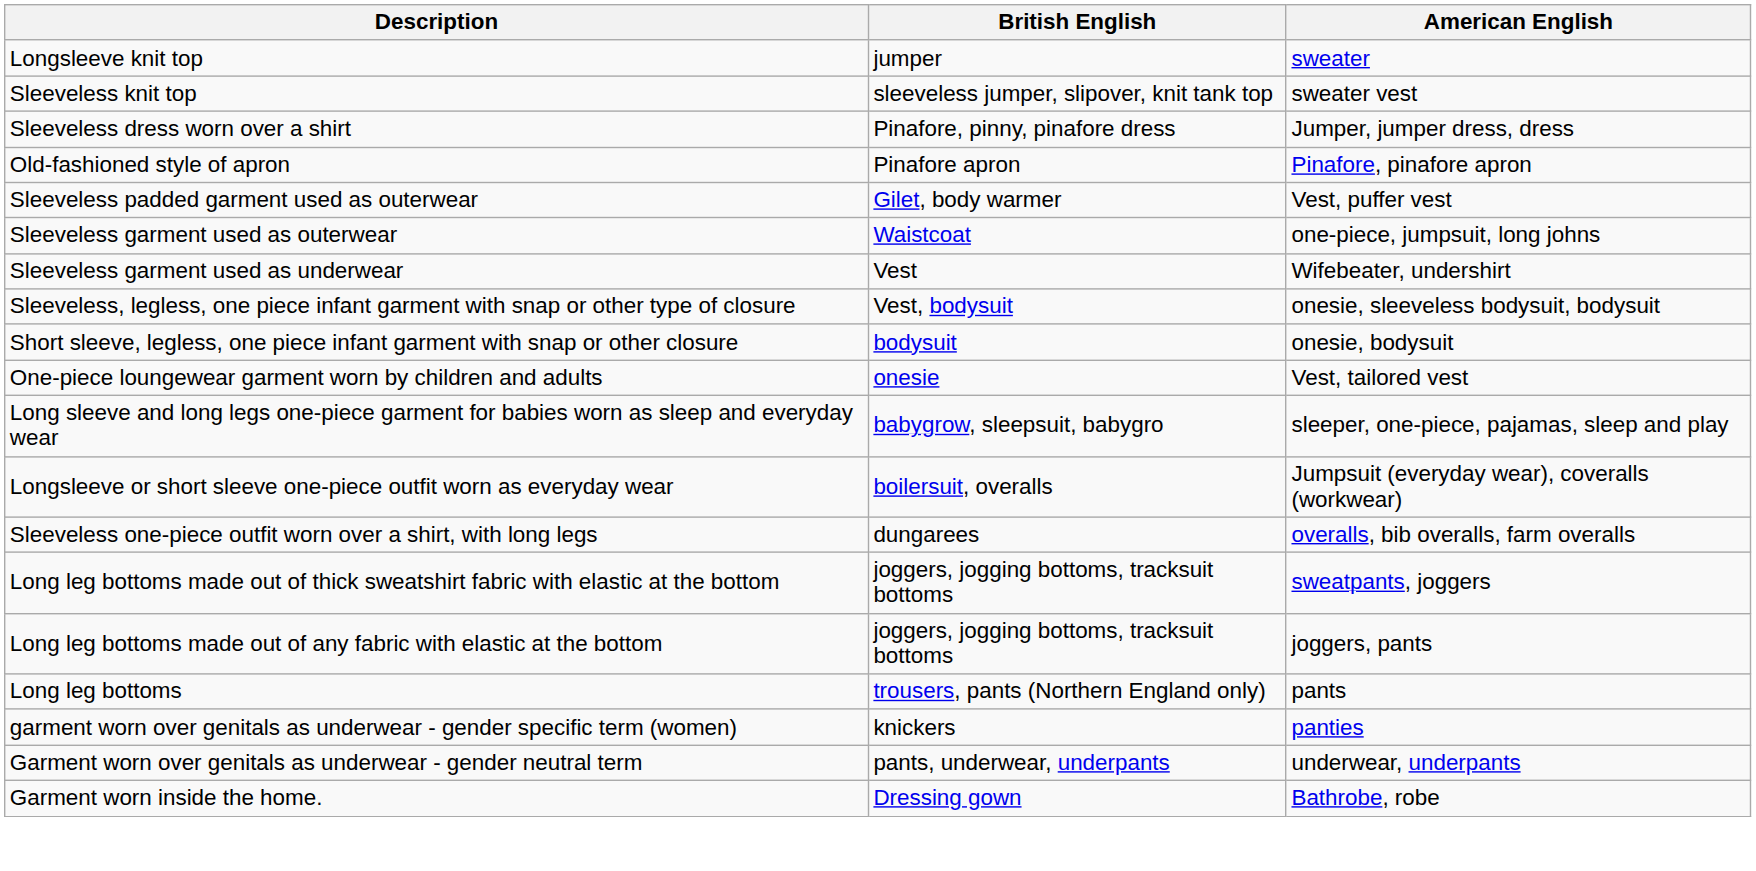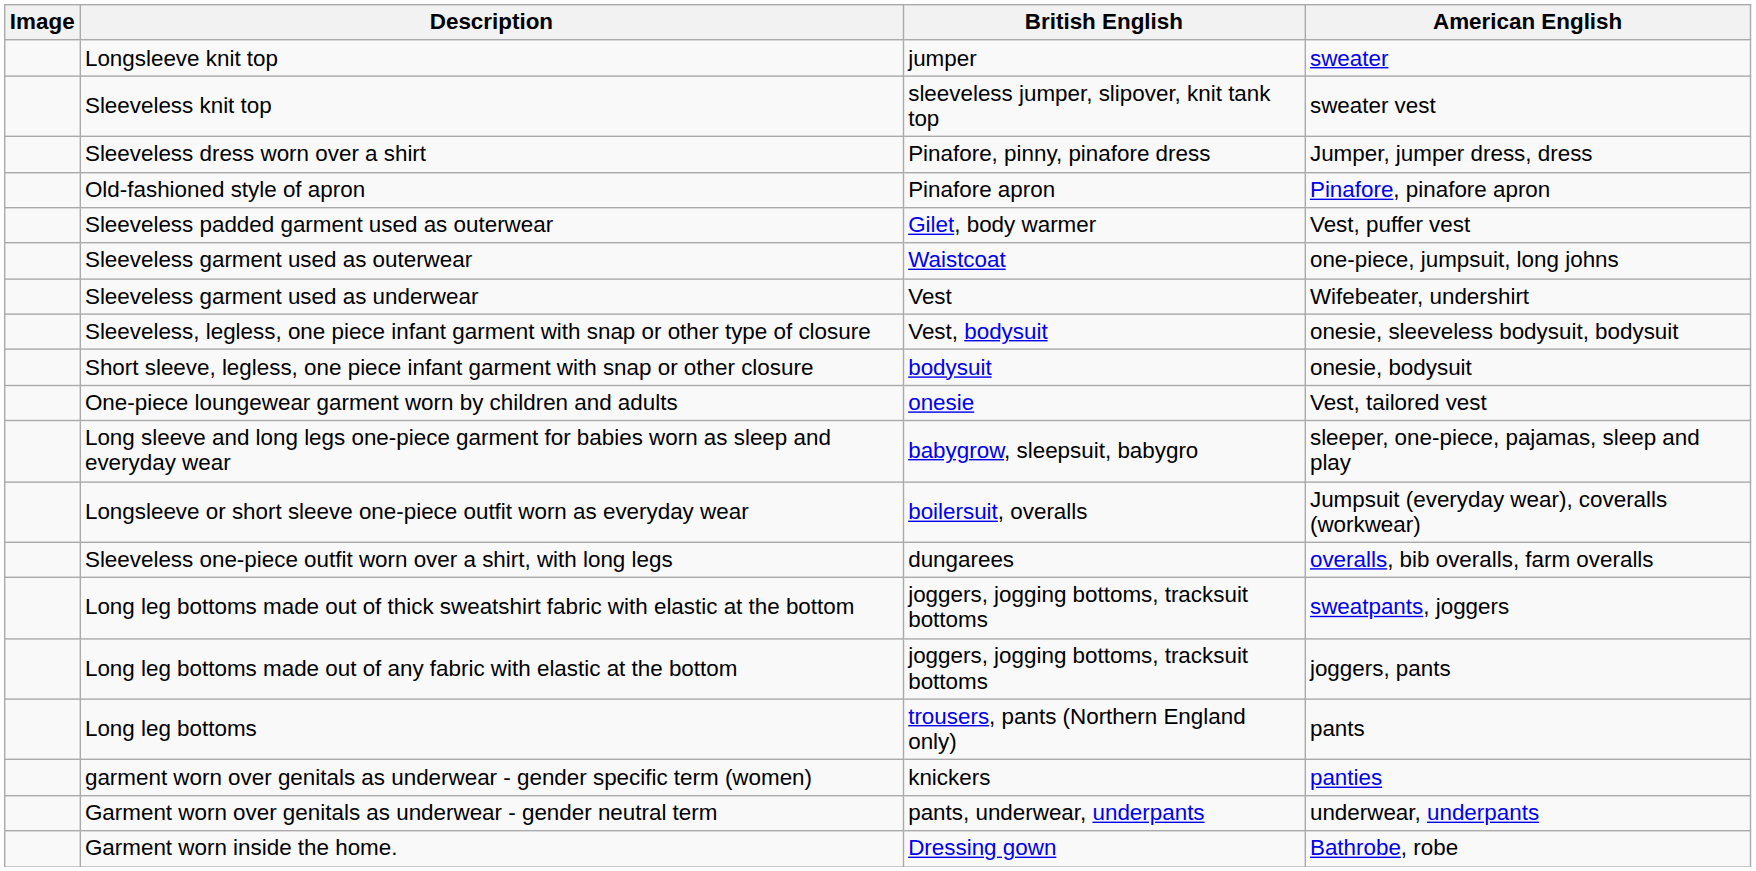+ column: (42, 22)
